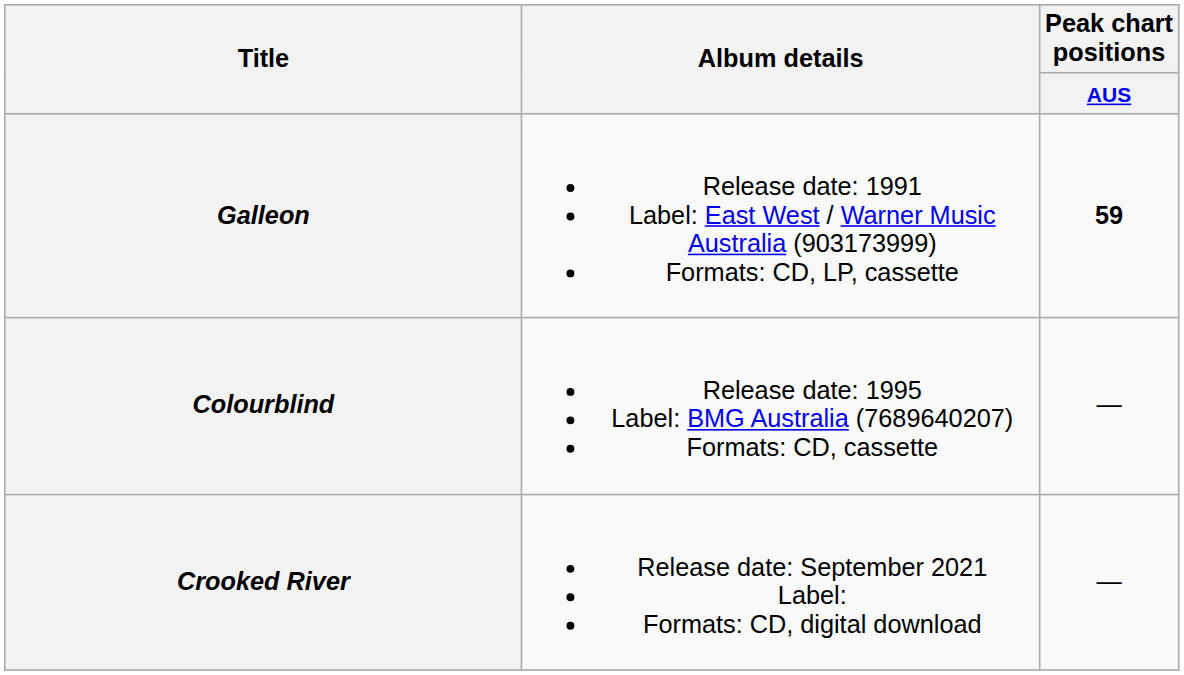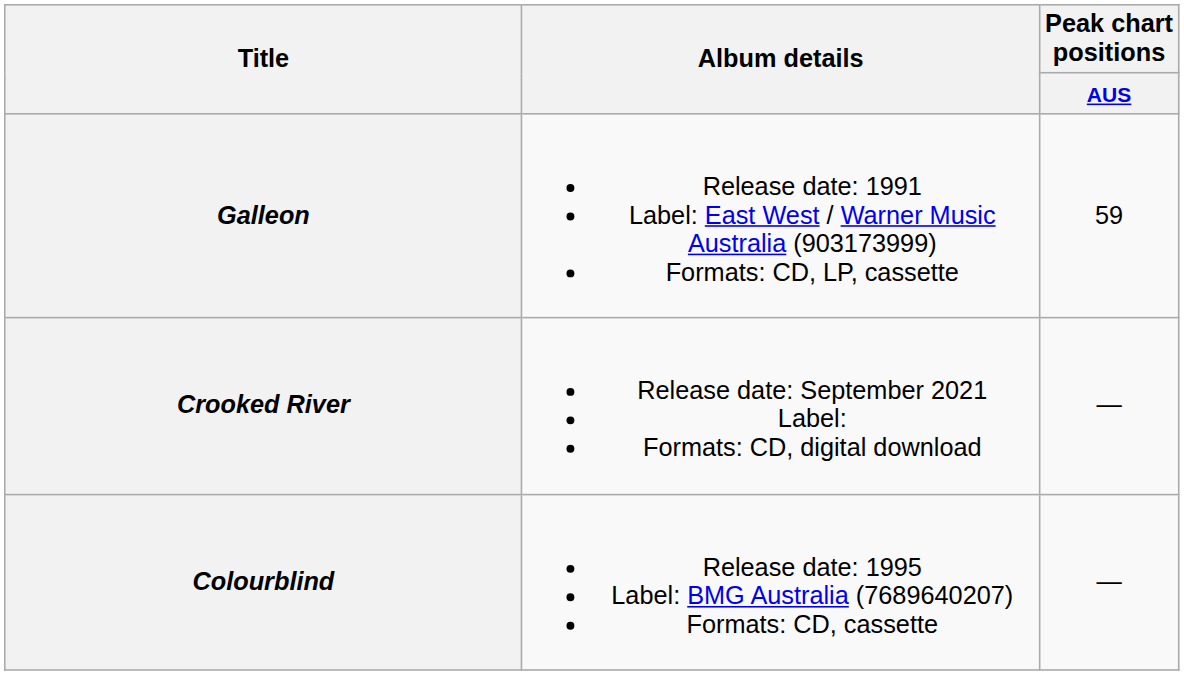(1109, 215) bold -> (1109, 215) normal
rows swapped: (263, 405) <-> (263, 581)
